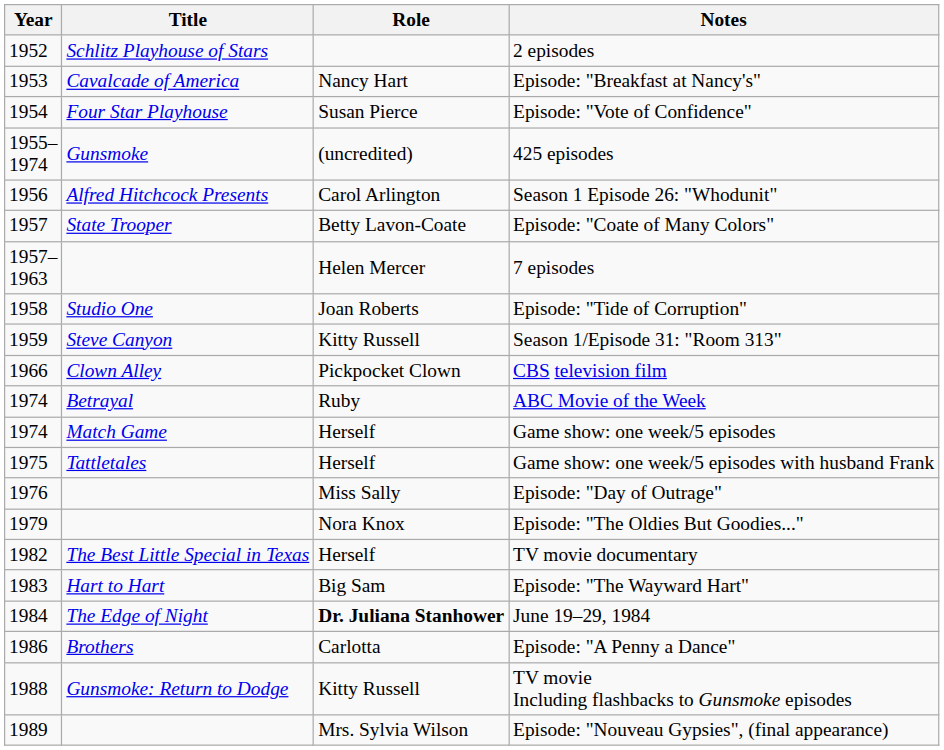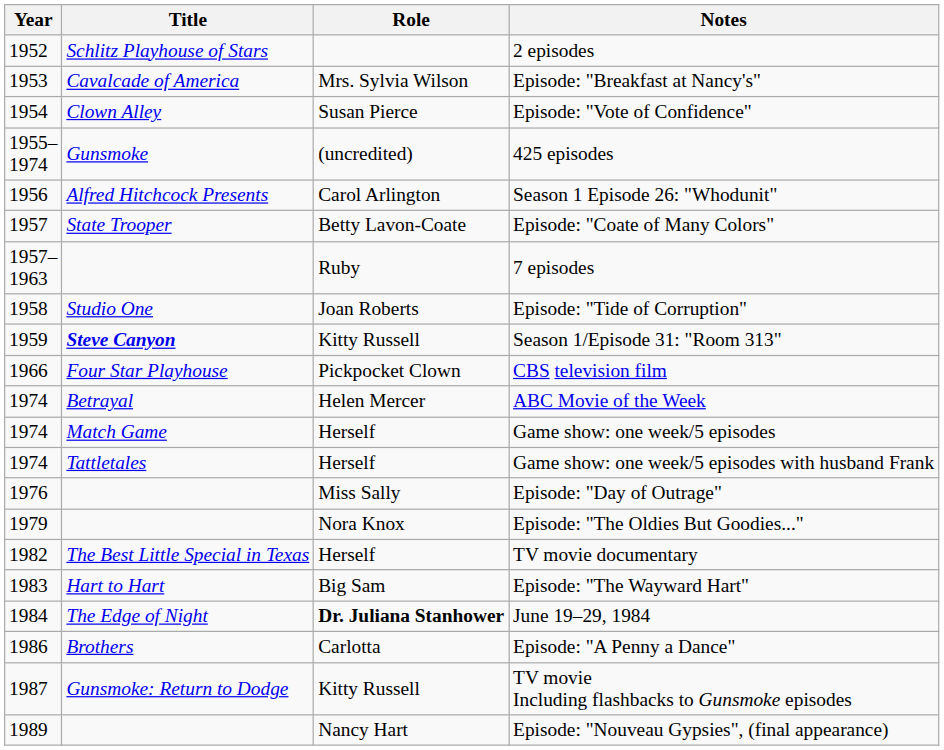(363, 81) Nancy Hart -> (393, 81) Mrs. Sylvia Wilson
(147, 111) Four Star Playhouse -> (114, 111) Clown Alley
(372, 267) Helen Mercer -> (339, 267) Ruby
(119, 339) normal -> (121, 339) bold
(114, 370) Clown Alley -> (147, 370) Four Star Playhouse
(339, 401) Ruby -> (372, 401) Helen Mercer
(28, 462) 1975 -> (28, 462) 1974
(28, 688) 1988 -> (28, 688) 1987
(393, 729) Mrs. Sylvia Wilson -> (363, 729) Nancy Hart
